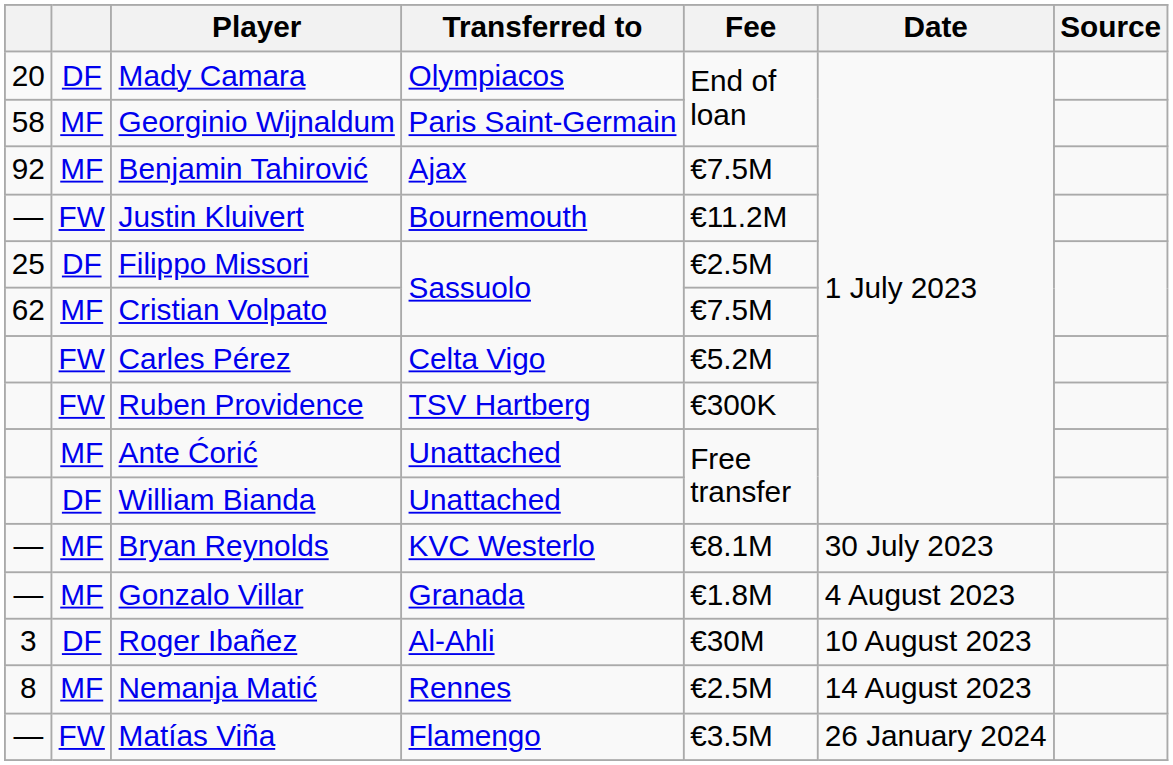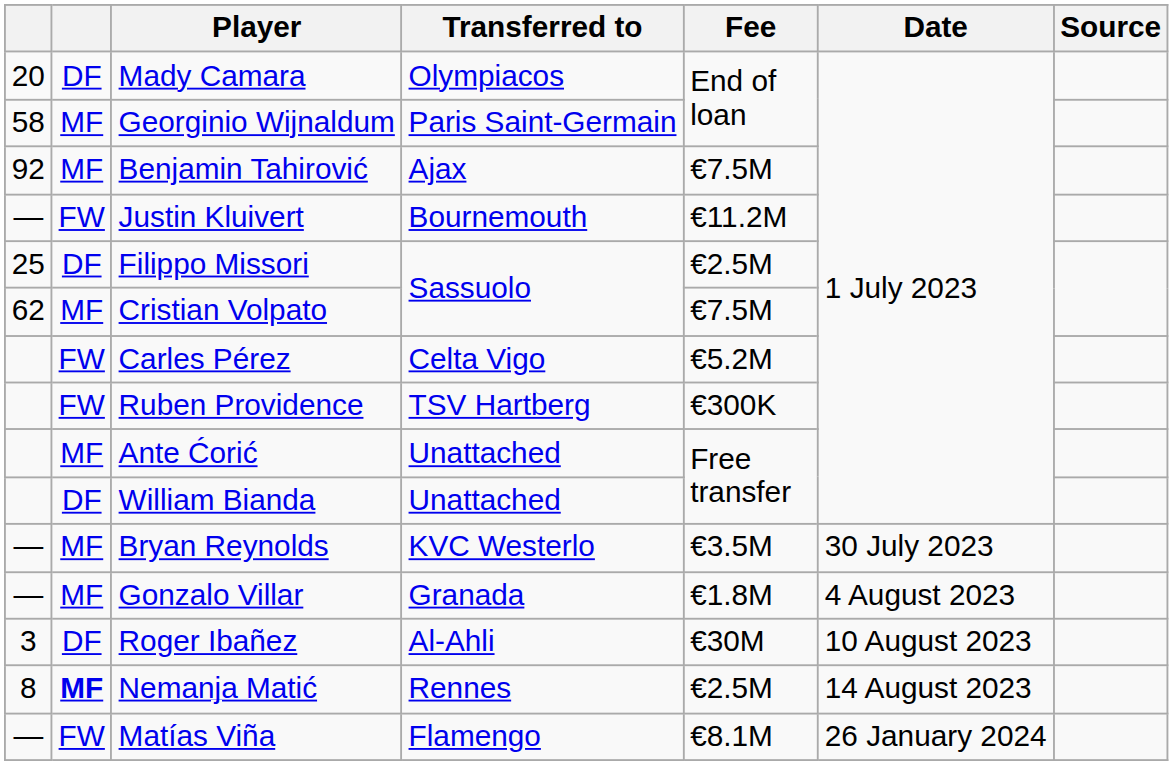(732, 547) €8.1M -> (732, 547) €3.5M
(82, 688) normal -> (82, 688) bold
(732, 736) €3.5M -> (732, 736) €8.1M
